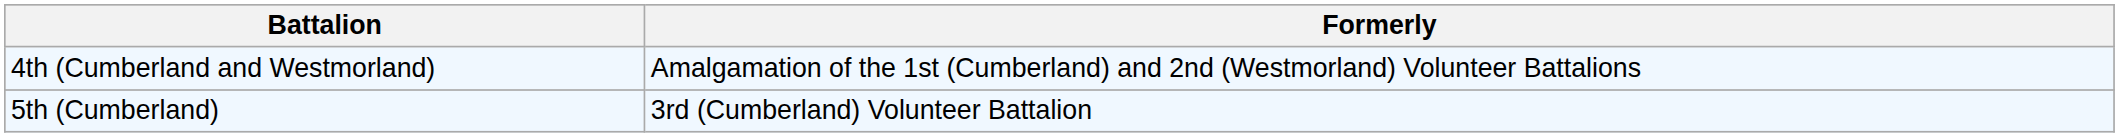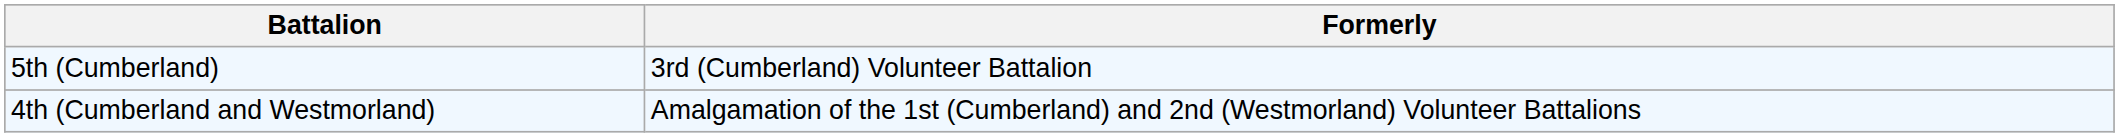rows swapped: (223, 68) <-> (115, 110)
